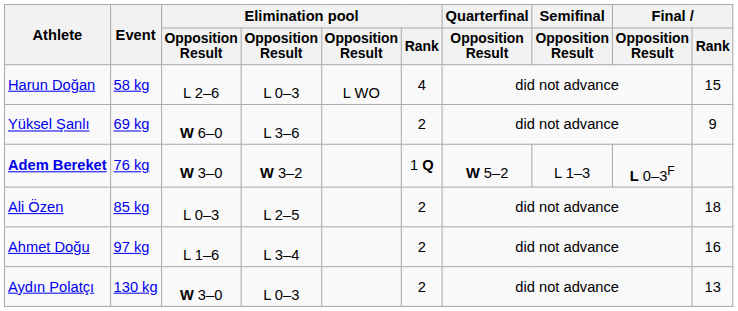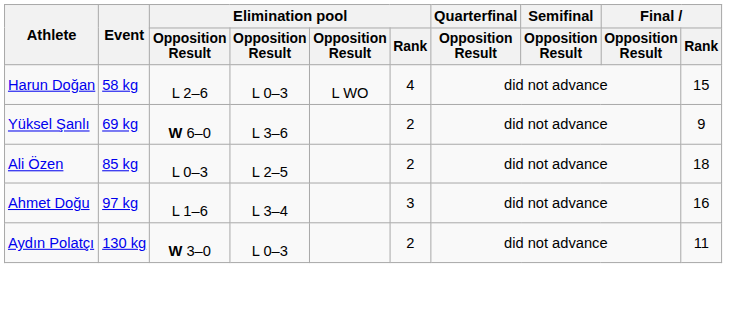- row: (57, 166)
(422, 247) 2 -> (410, 204) 3
(713, 287) 13 -> (701, 243) 11
